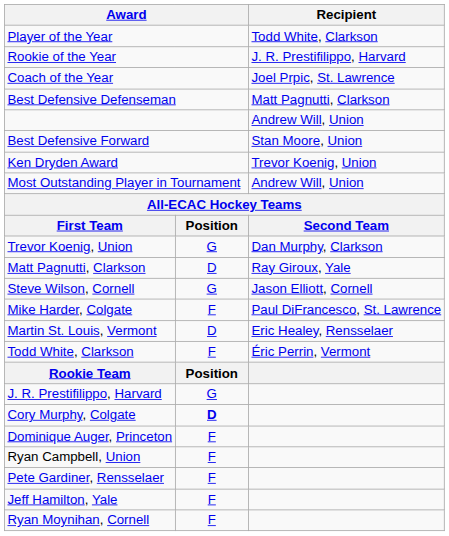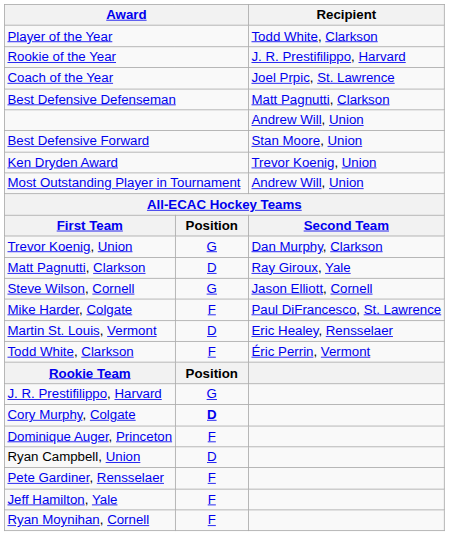(212, 457) F -> (212, 457) D
